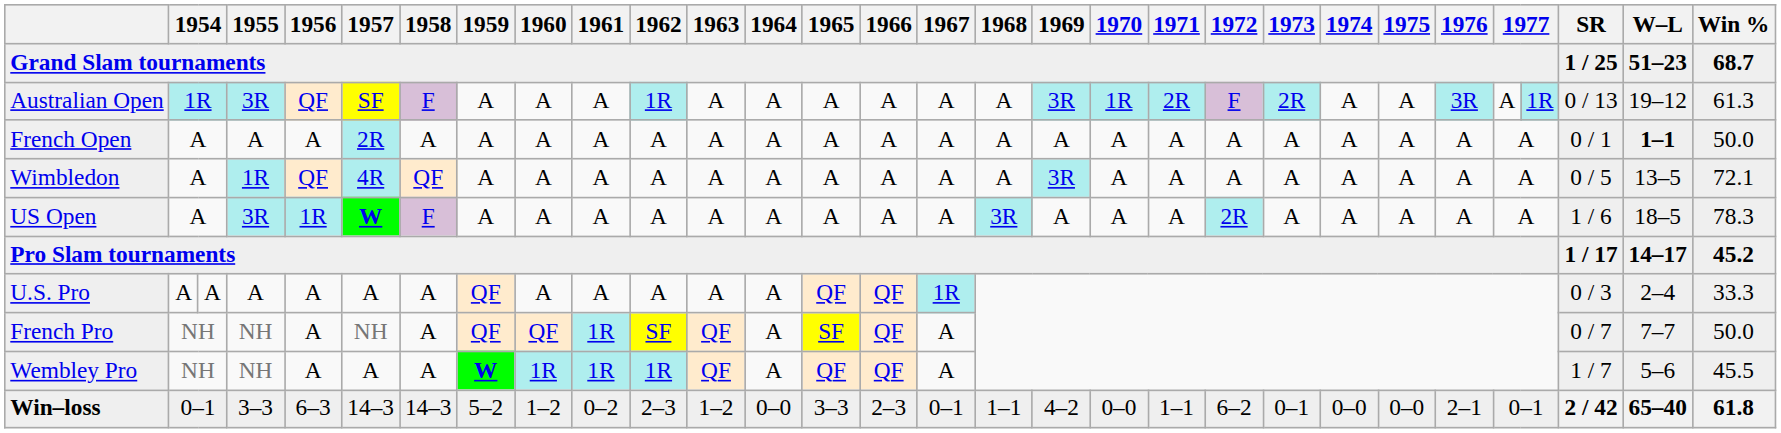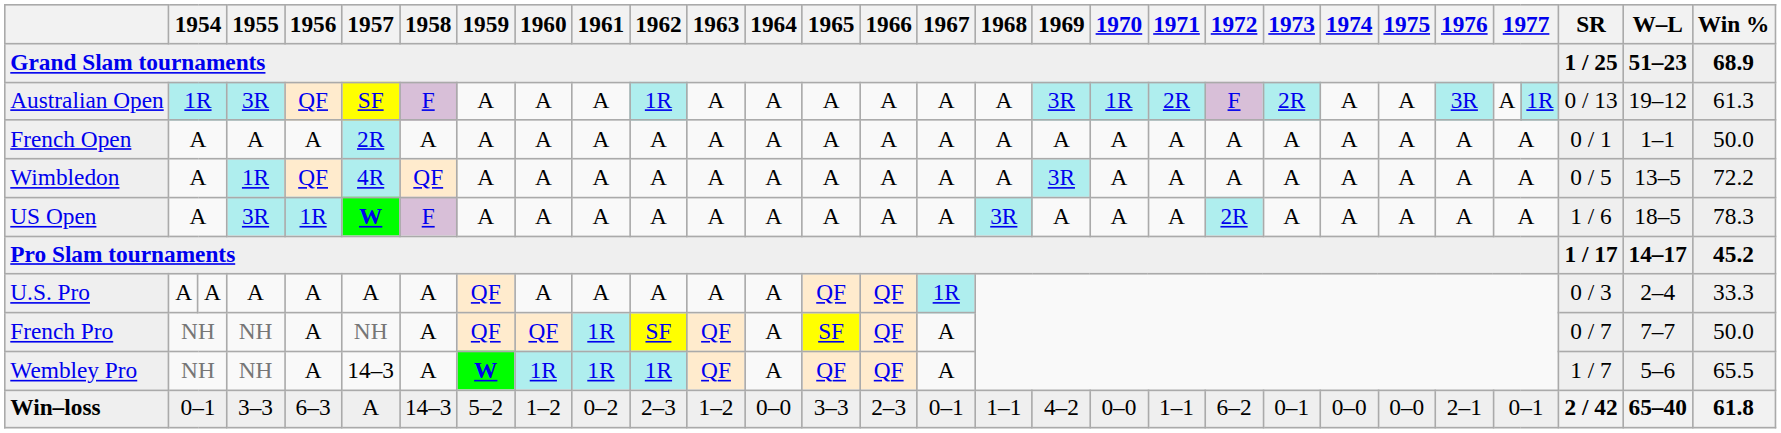(1734, 62) 68.7 -> (1734, 62) 68.9
(1658, 139) bold -> (1658, 139) normal
(1734, 178) 72.1 -> (1734, 178) 72.2
(371, 370) A -> (371, 370) 14–3
(1734, 370) 45.5 -> (1734, 370) 65.5
(371, 408) 14–3 -> (371, 408) A
